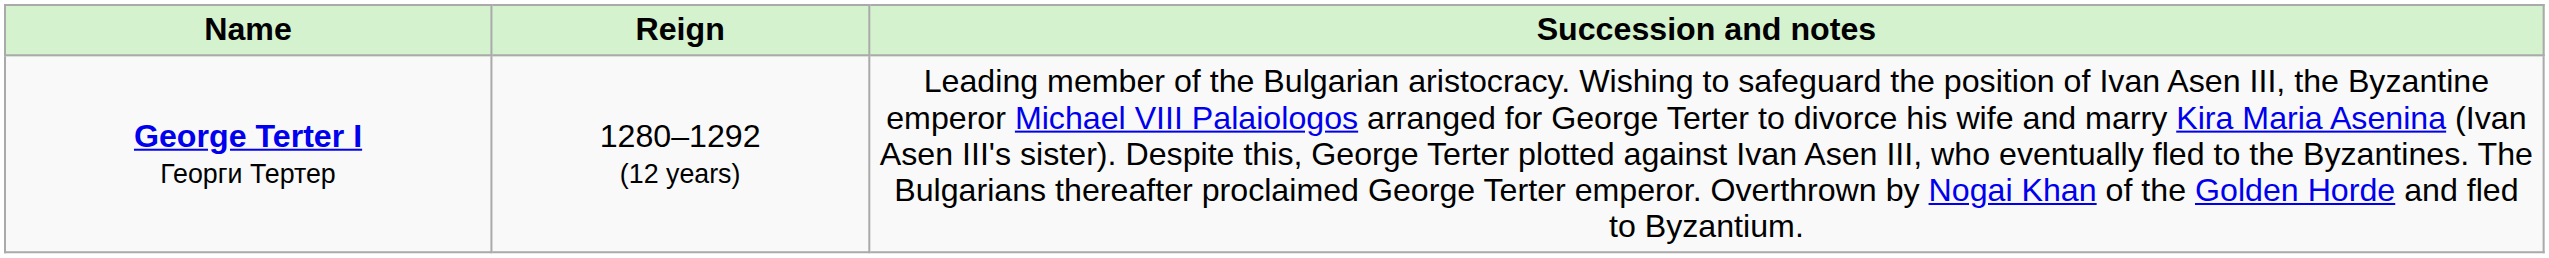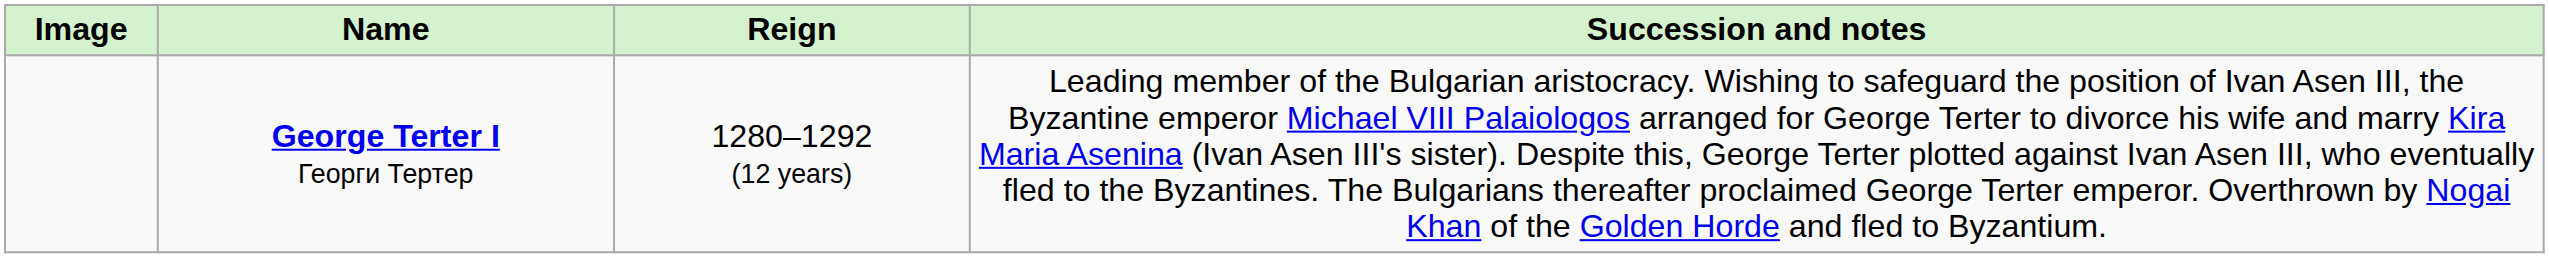+ column: (81, 30)
